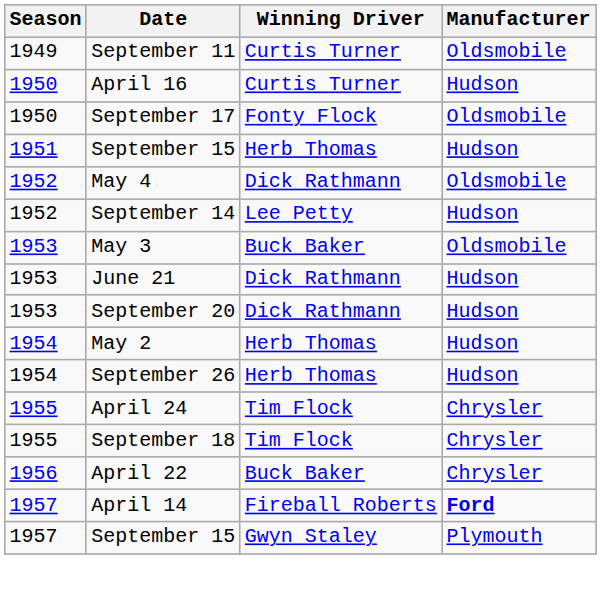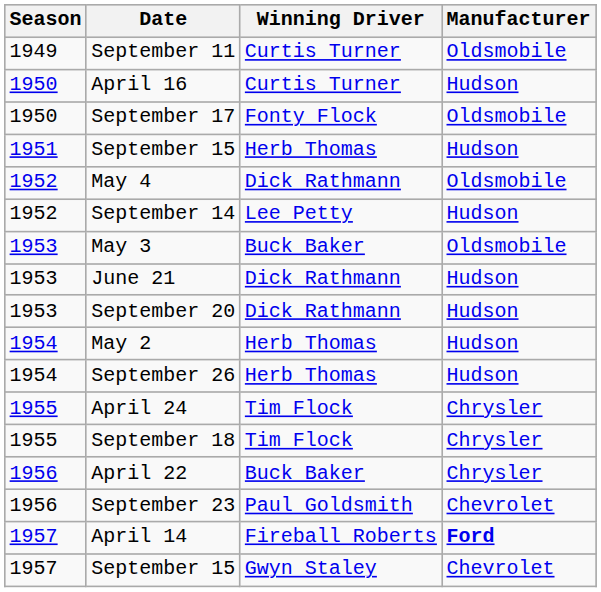+ row: (163, 506)
(495, 538) Plymouth -> (501, 570) Chevrolet
